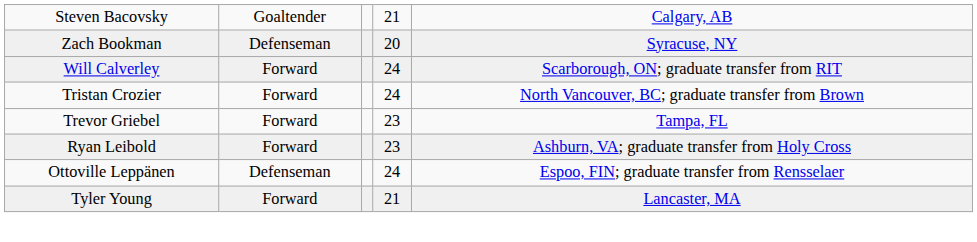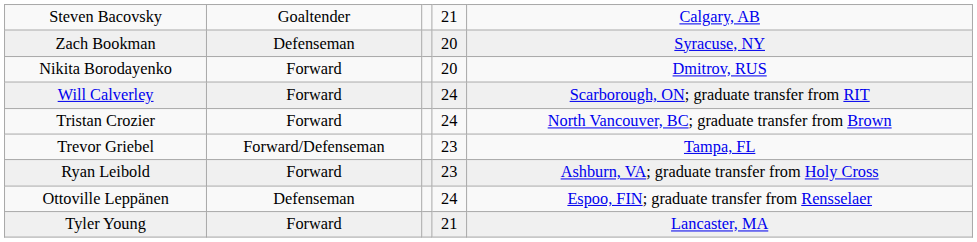+ row: (106, 69)
(290, 120) Forward -> (314, 146) Forward/Defenseman
